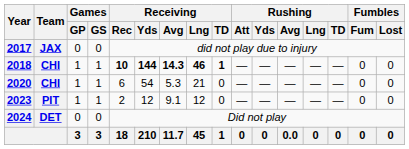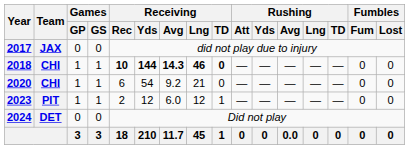(222, 65) 1 -> (222, 65) 0
(173, 83) 5.3 -> (173, 83) 9.2
(173, 100) 9.1 -> (173, 100) 6.0
(222, 100) 0 -> (222, 100) 1
